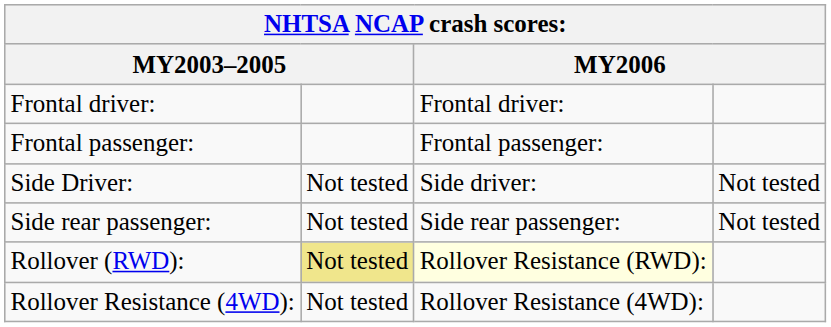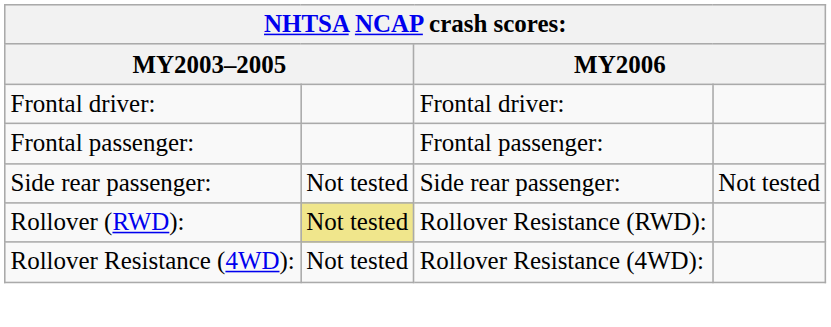- row: (72, 182)
(563, 261) lightyellow background -> (563, 222) no background
